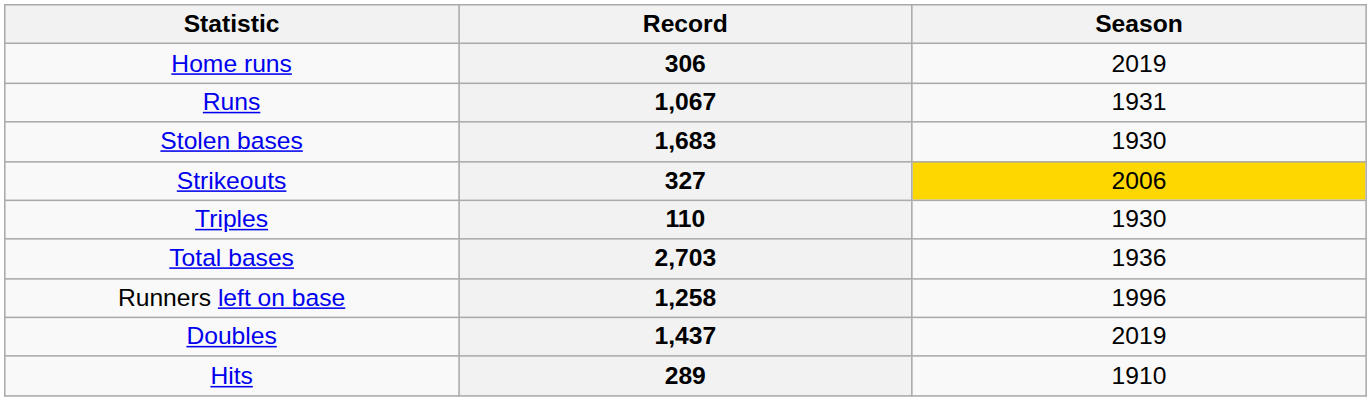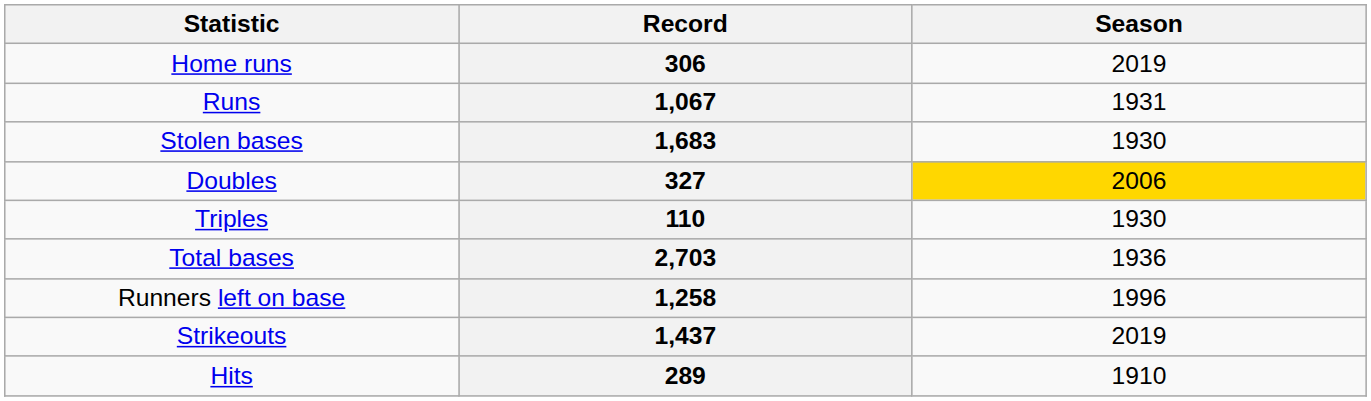(232, 180) Strikeouts -> (232, 180) Doubles
(232, 336) Doubles -> (232, 336) Strikeouts
